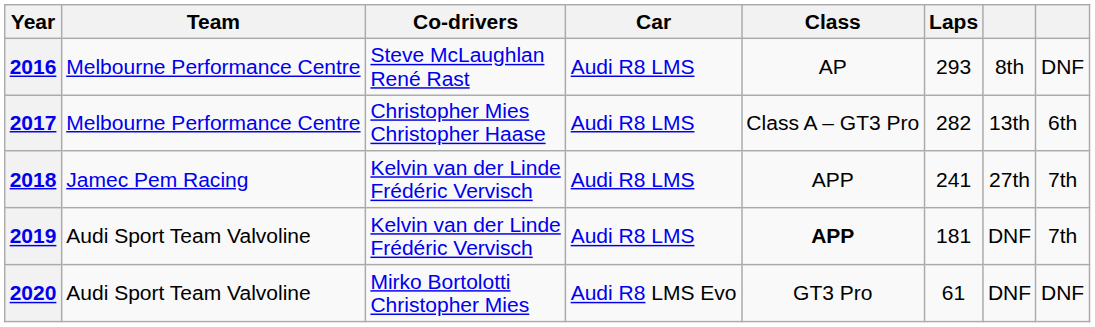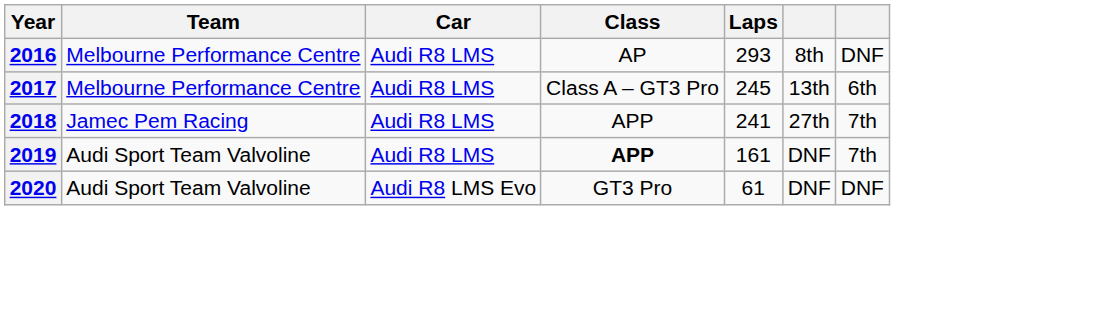- column: (466, 22)
(954, 123) 282 -> (753, 88) 245
(954, 236) 181 -> (753, 155) 161
